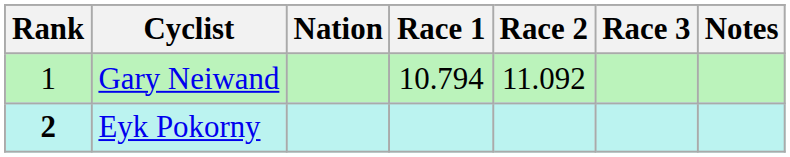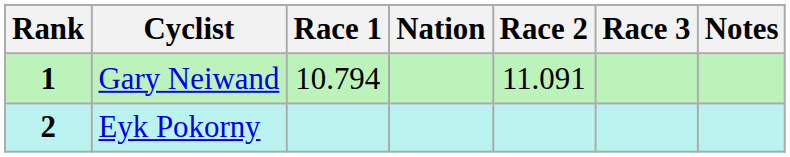columns swapped: (338, 28) <-> (441, 28)
(48, 77) normal -> (48, 77) bold
(544, 77) 11.092 -> (544, 77) 11.091
